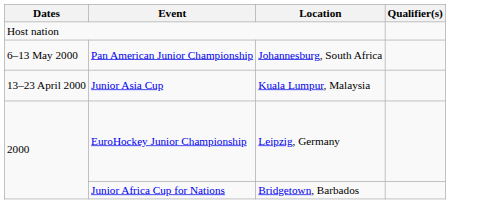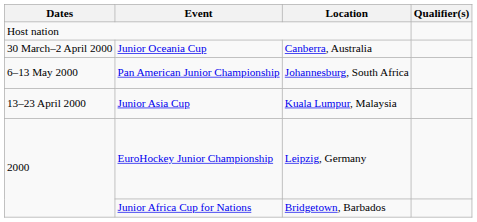+ row: (162, 48)
